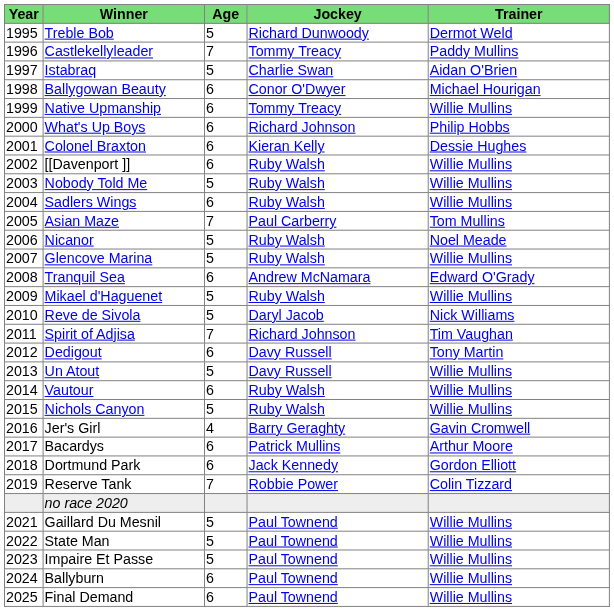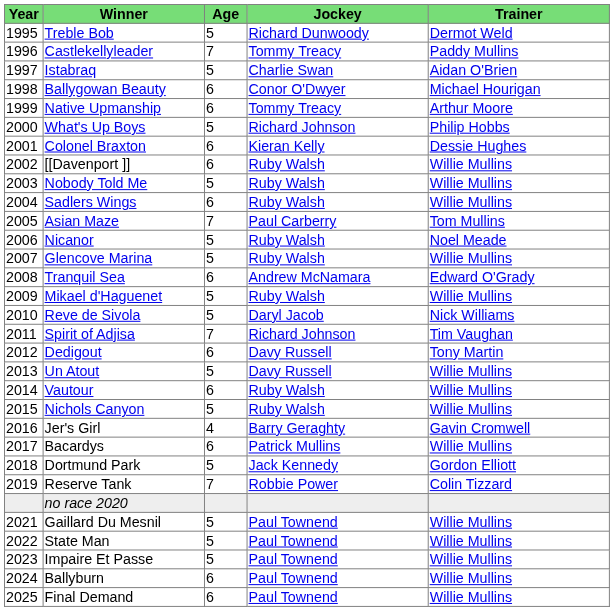(471, 108) Willie Mullins -> (471, 108) Arthur Moore
(210, 127) 6 -> (210, 127) 5
(471, 447) Arthur Moore -> (471, 447) Willie Mullins
(210, 465) 6 -> (210, 465) 5
